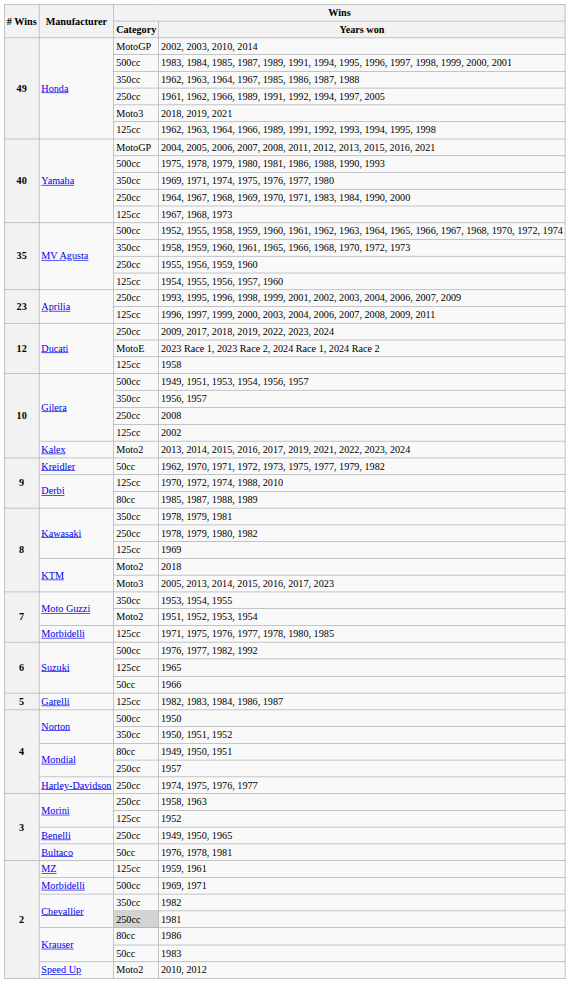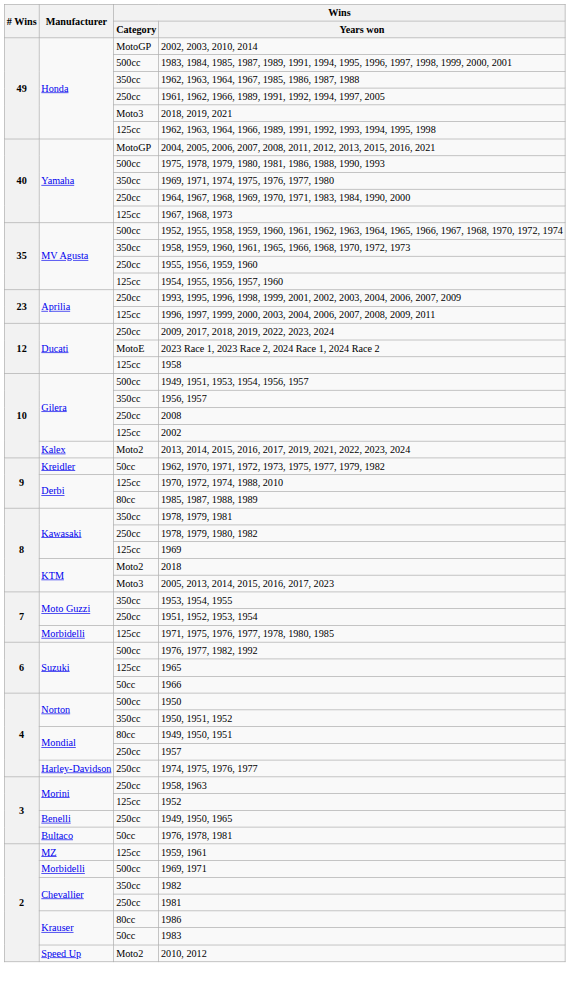(130, 617) Moto2 -> (128, 617) 250cc
- row: (222, 701)
(128, 919) lightgrey background -> (128, 903) no background
